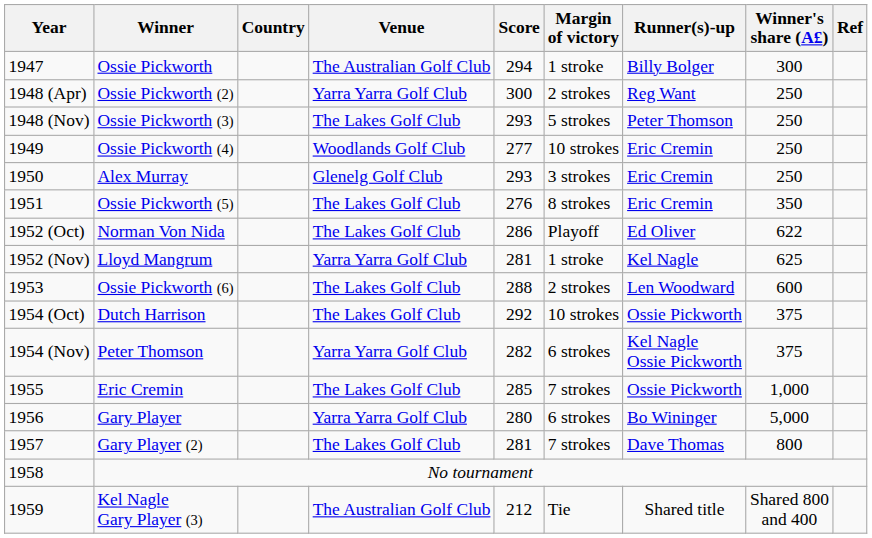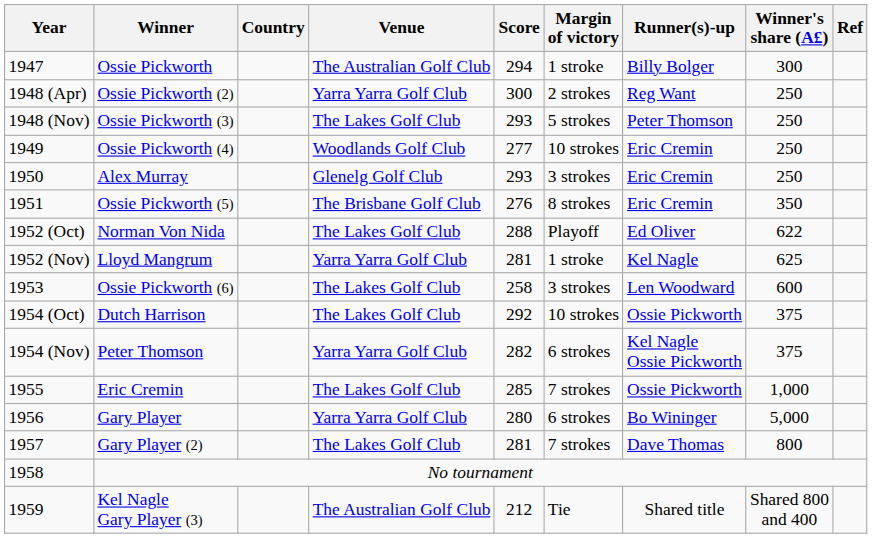(387, 203) The Lakes Golf Club -> (397, 203) The Brisbane Golf Club
(519, 231) 286 -> (519, 231) 288
(519, 286) 288 -> (519, 286) 258
(579, 286) 2 strokes -> (579, 286) 3 strokes
